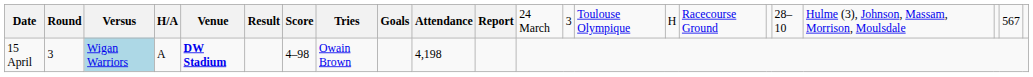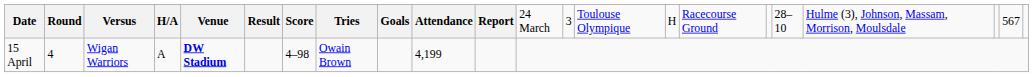(50, 55) 3 -> (50, 55) 4
(108, 55) lightblue background -> (108, 55) no background
(428, 55) 4,198 -> (428, 55) 4,199
